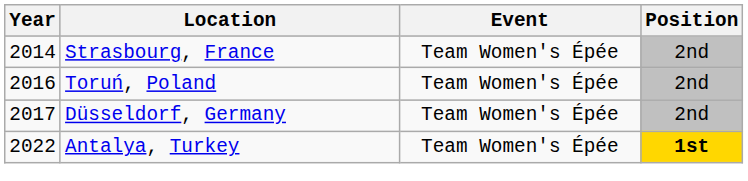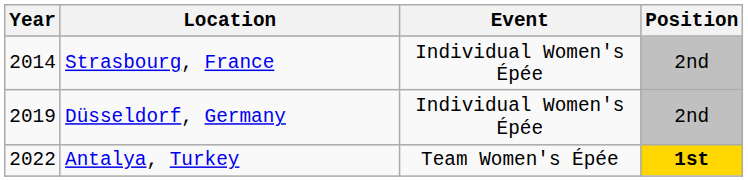(520, 52) Team Women's Épée -> (520, 63) Individual Women's Épée
- row: (141, 84)
(33, 115) 2017 -> (33, 117) 2019
(520, 115) Team Women's Épée -> (520, 117) Individual Women's Épée
